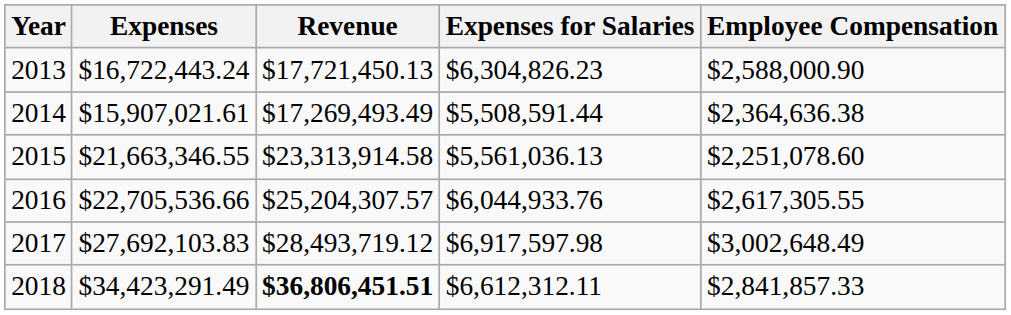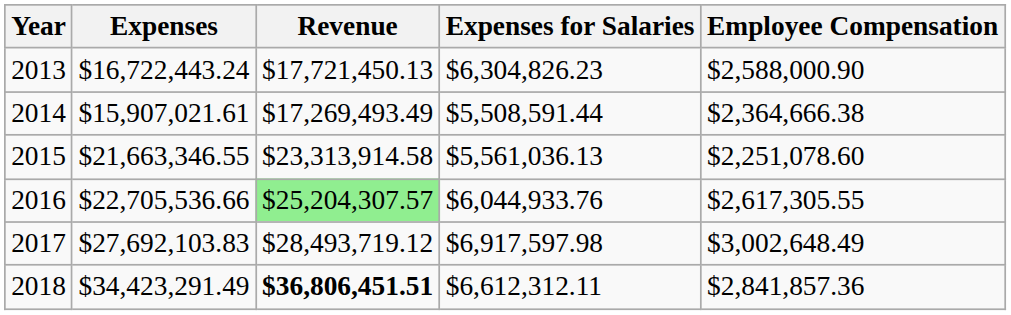(786, 112) $2,364,636.38 -> (786, 112) $2,364,666.38
(348, 199) no background -> (348, 199) lightgreen background
(786, 286) $2,841,857.33 -> (786, 286) $2,841,857.36
